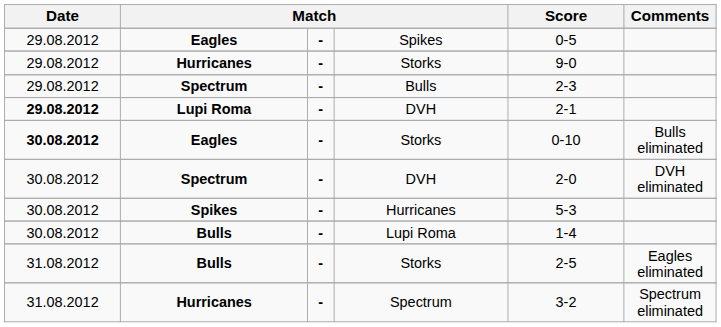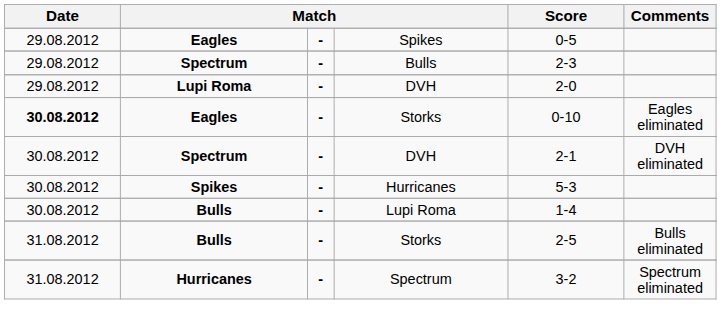- row: (214, 63)
(63, 109) bold -> (63, 86) normal
(566, 109) 2-1 -> (566, 86) 2-0
(670, 140) Bulls eliminated -> (670, 117) Eagles eliminated
(566, 179) 2-0 -> (566, 156) 2-1
(670, 263) Eagles eliminated -> (670, 240) Bulls eliminated
